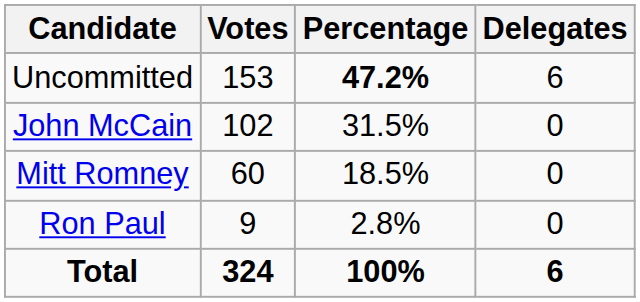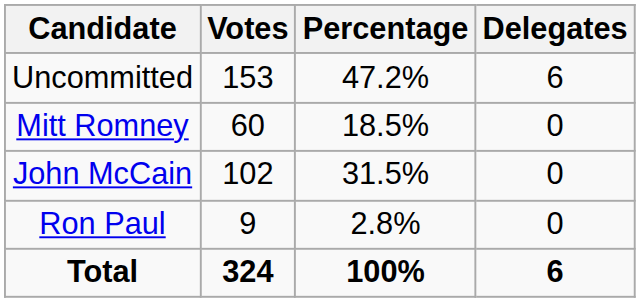(386, 77) bold -> (386, 77) normal
rows swapped: (103, 126) <-> (103, 175)
